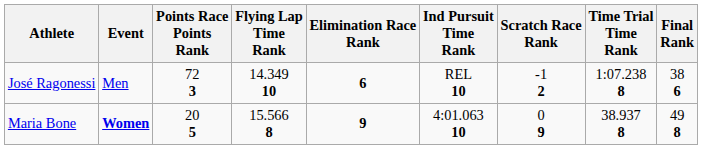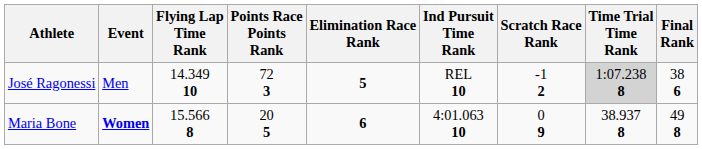columns swapped: (269, 33) <-> (192, 33)
(363, 83) 6 -> (363, 83) 5
(621, 83) no background -> (621, 83) lightgrey background
(363, 123) 9 -> (363, 123) 6
